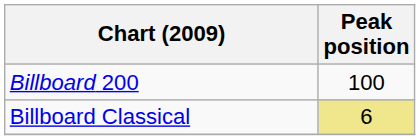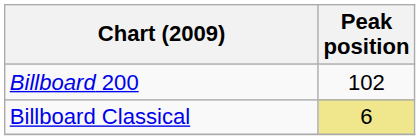(366, 81) 100 -> (366, 81) 102
